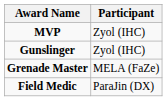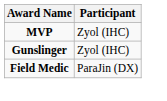- row: (47, 68)
